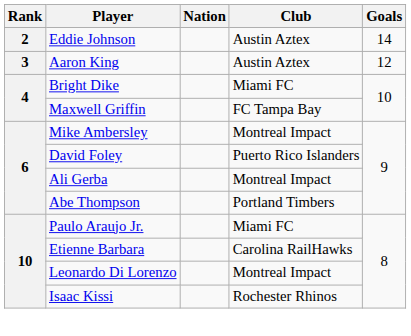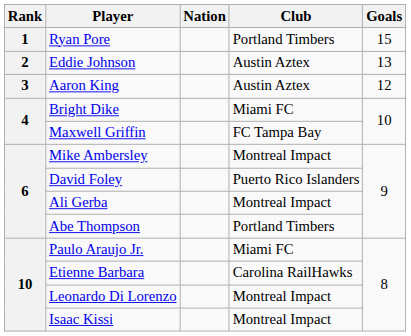+ row: (80, 39)
(384, 39) 14 -> (384, 62) 13
(285, 296) Rochester Rhinos -> (282, 319) Montreal Impact
